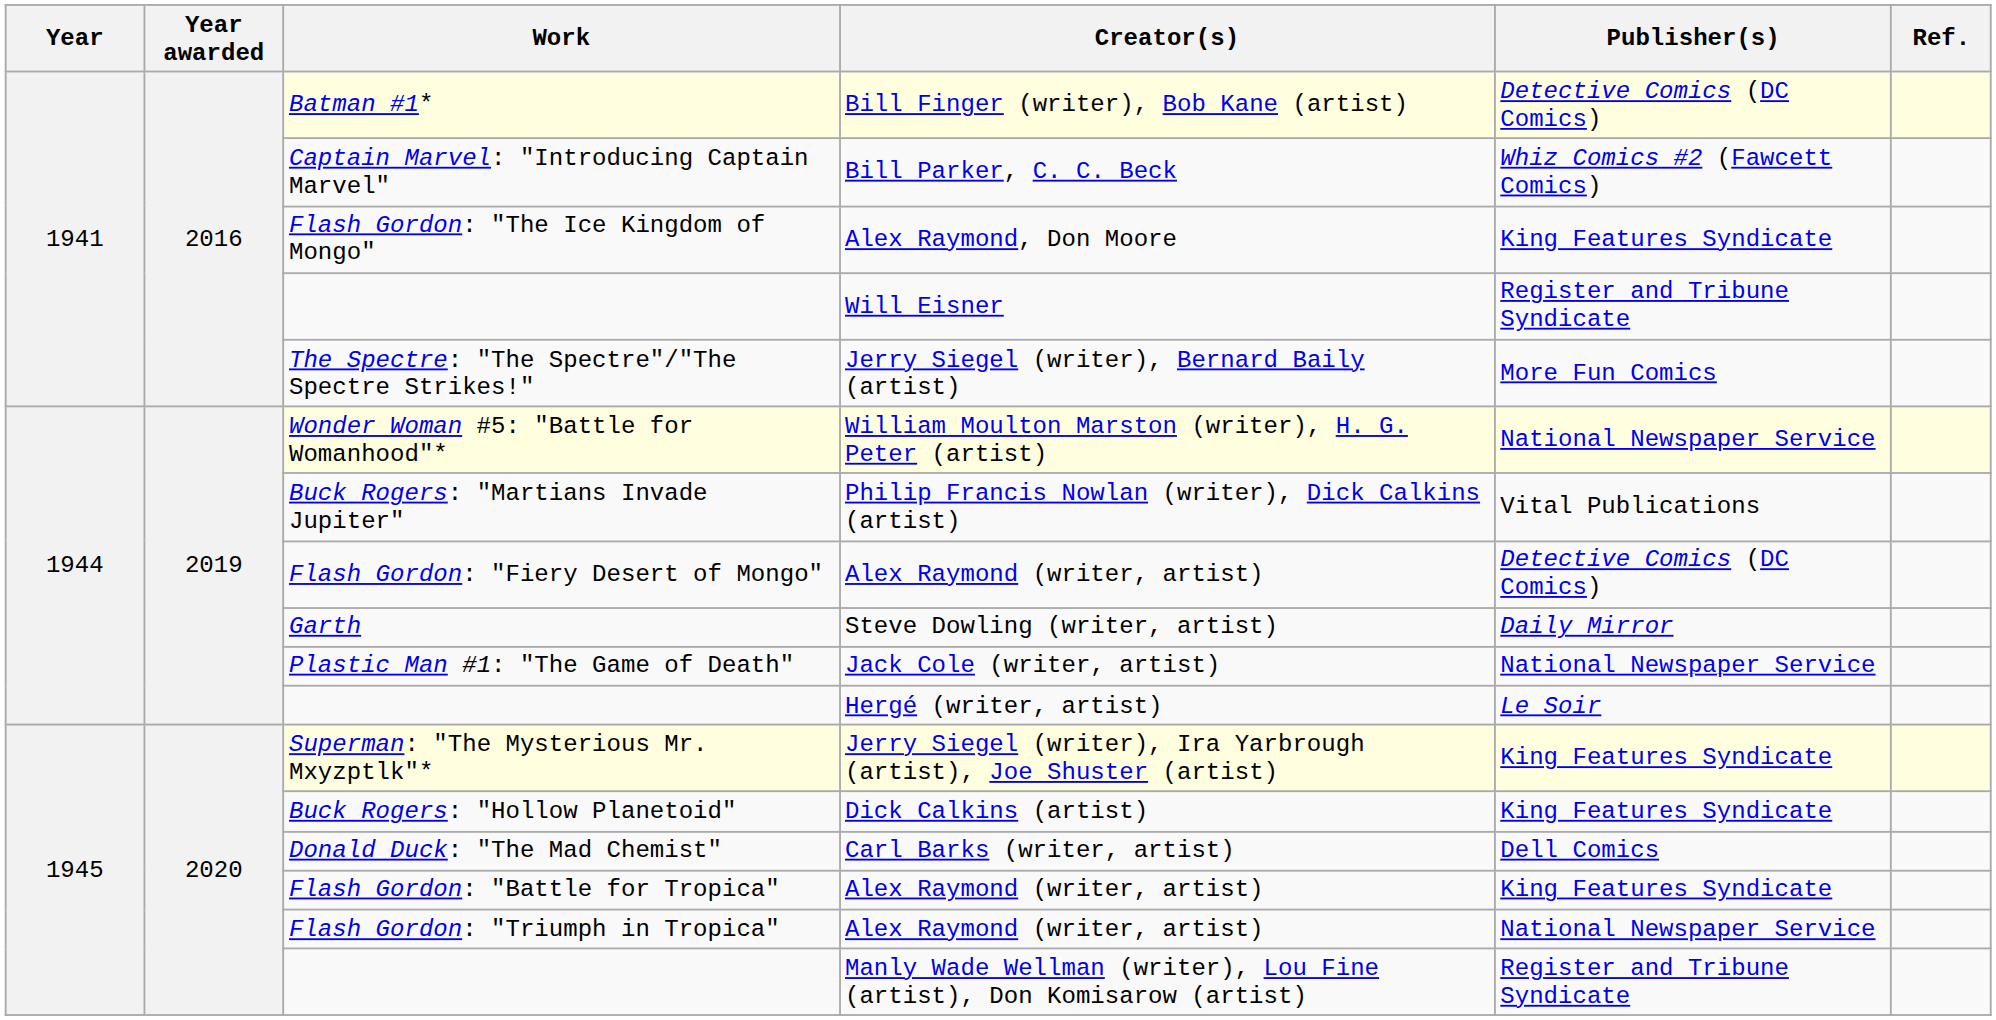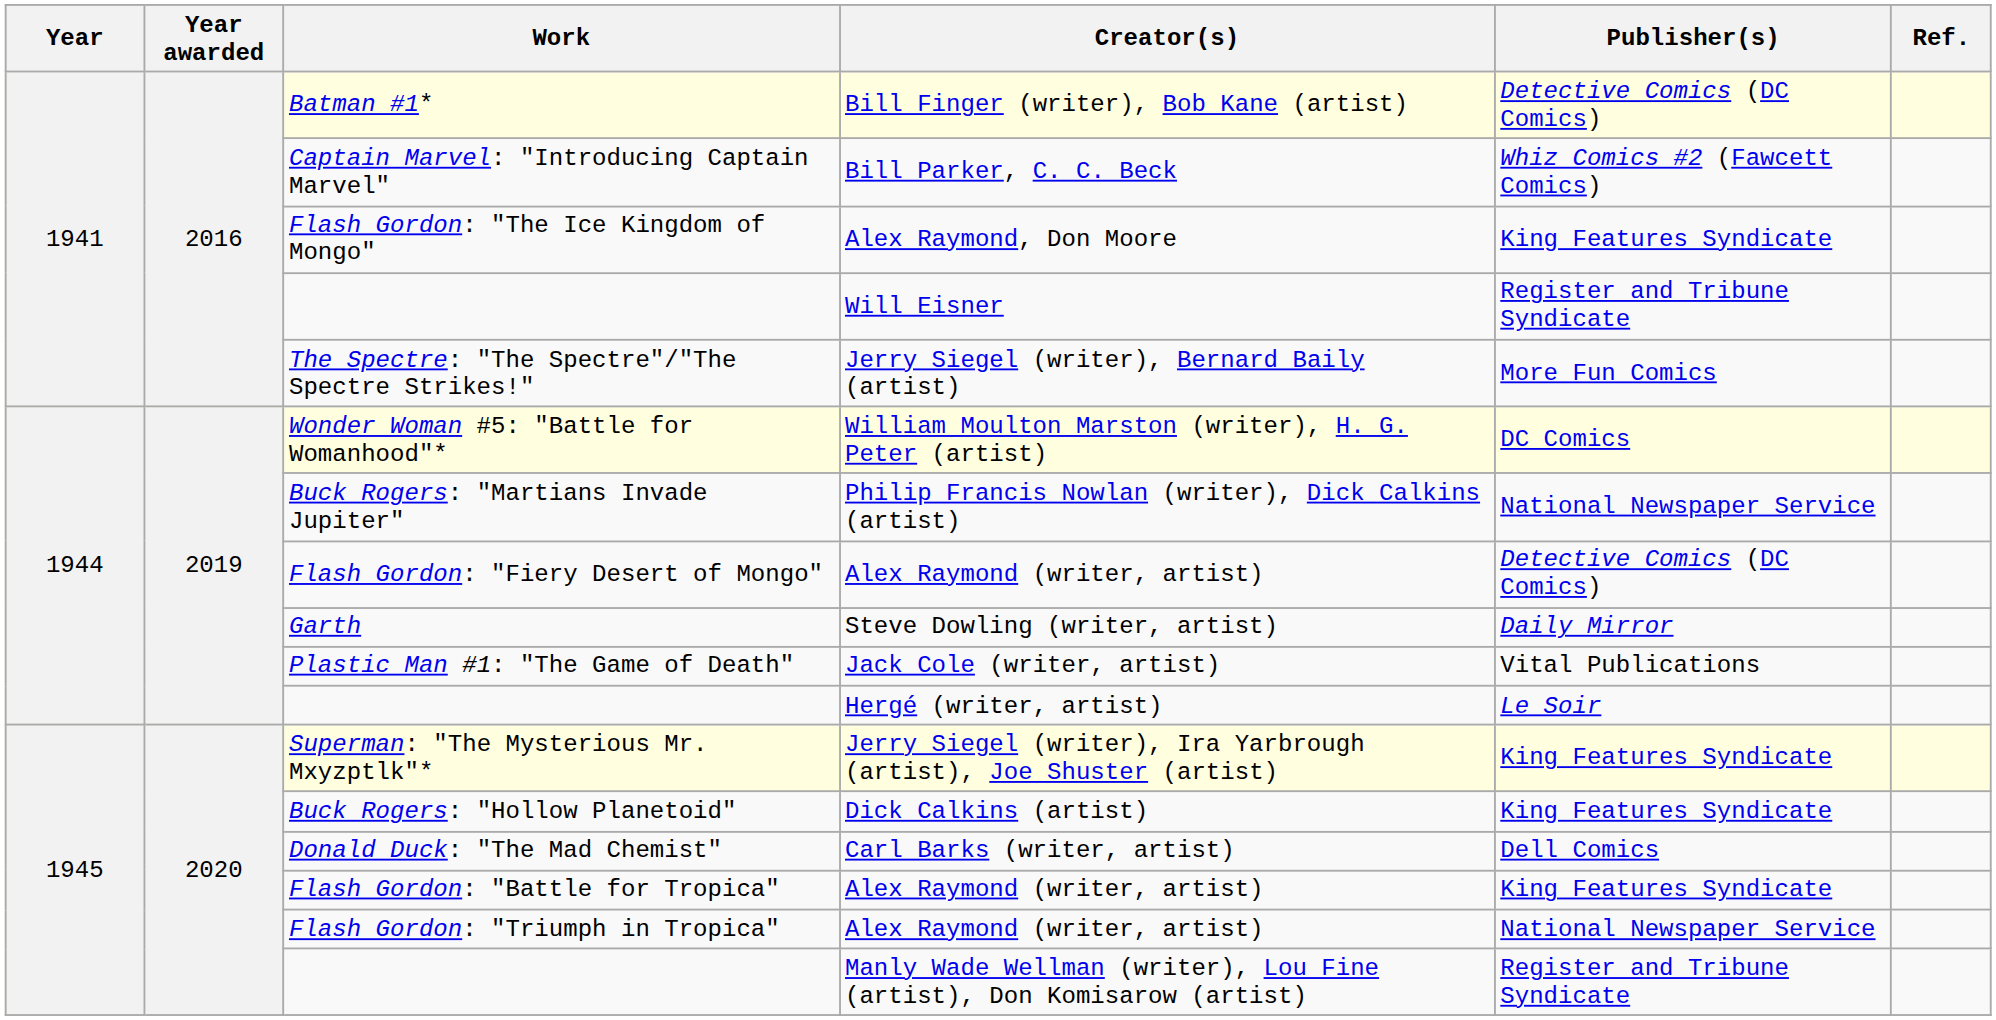(1688, 440) National Newspaper Service -> (1565, 440) DC Comics
(1630, 507) Vital Publications -> (1688, 507) National Newspaper Service
(1688, 666) National Newspaper Service -> (1630, 666) Vital Publications
